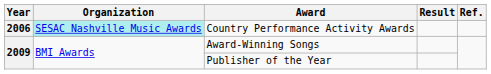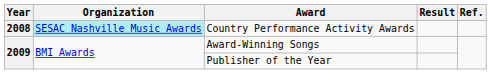(19, 29) 2006 -> (19, 29) 2008
